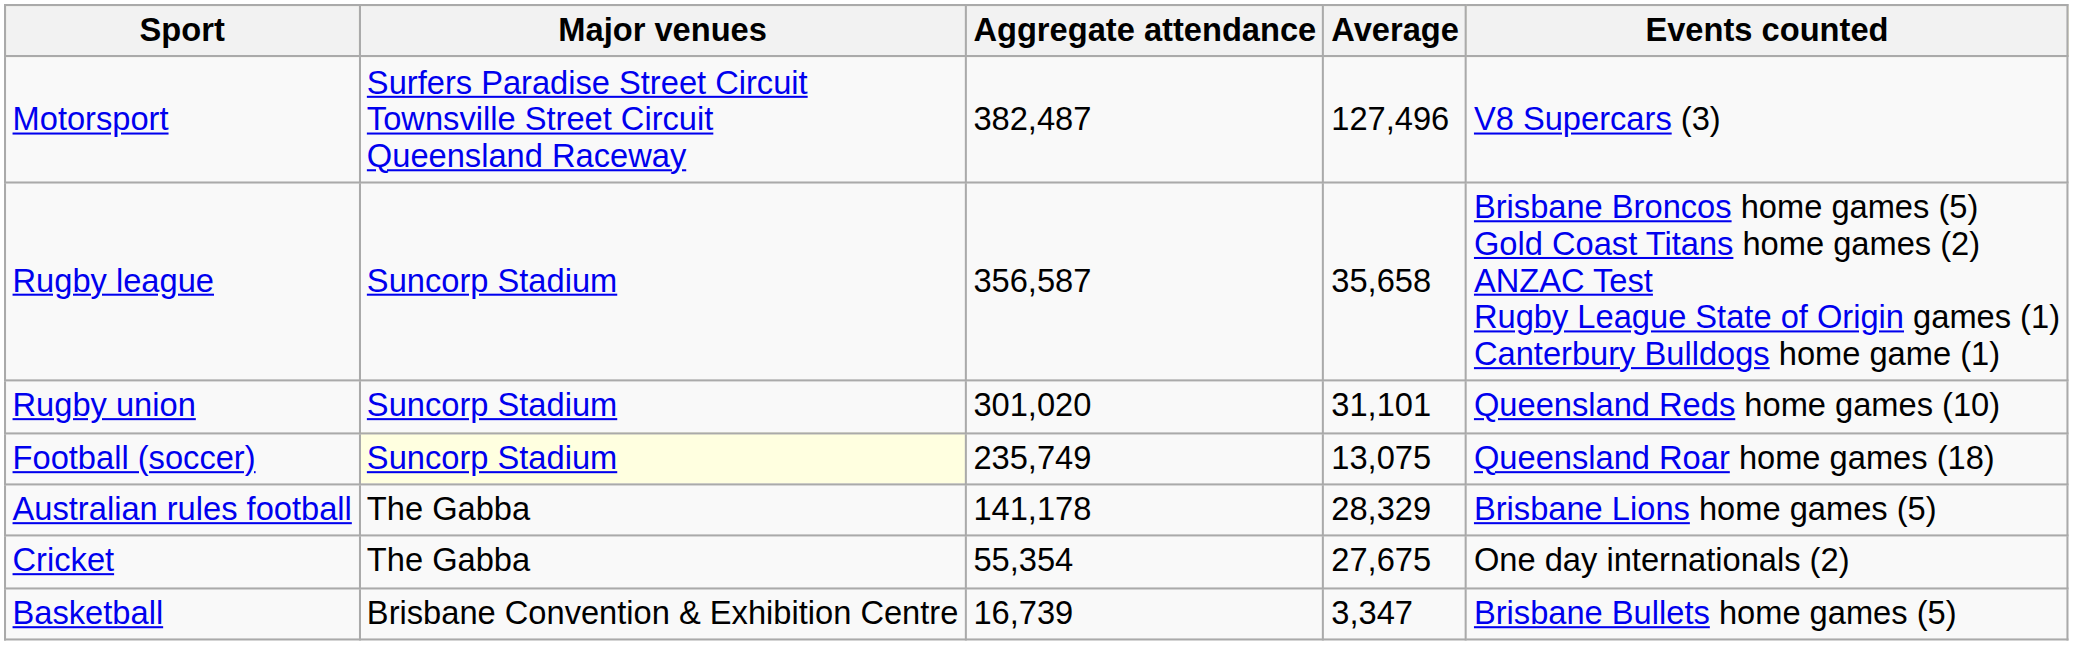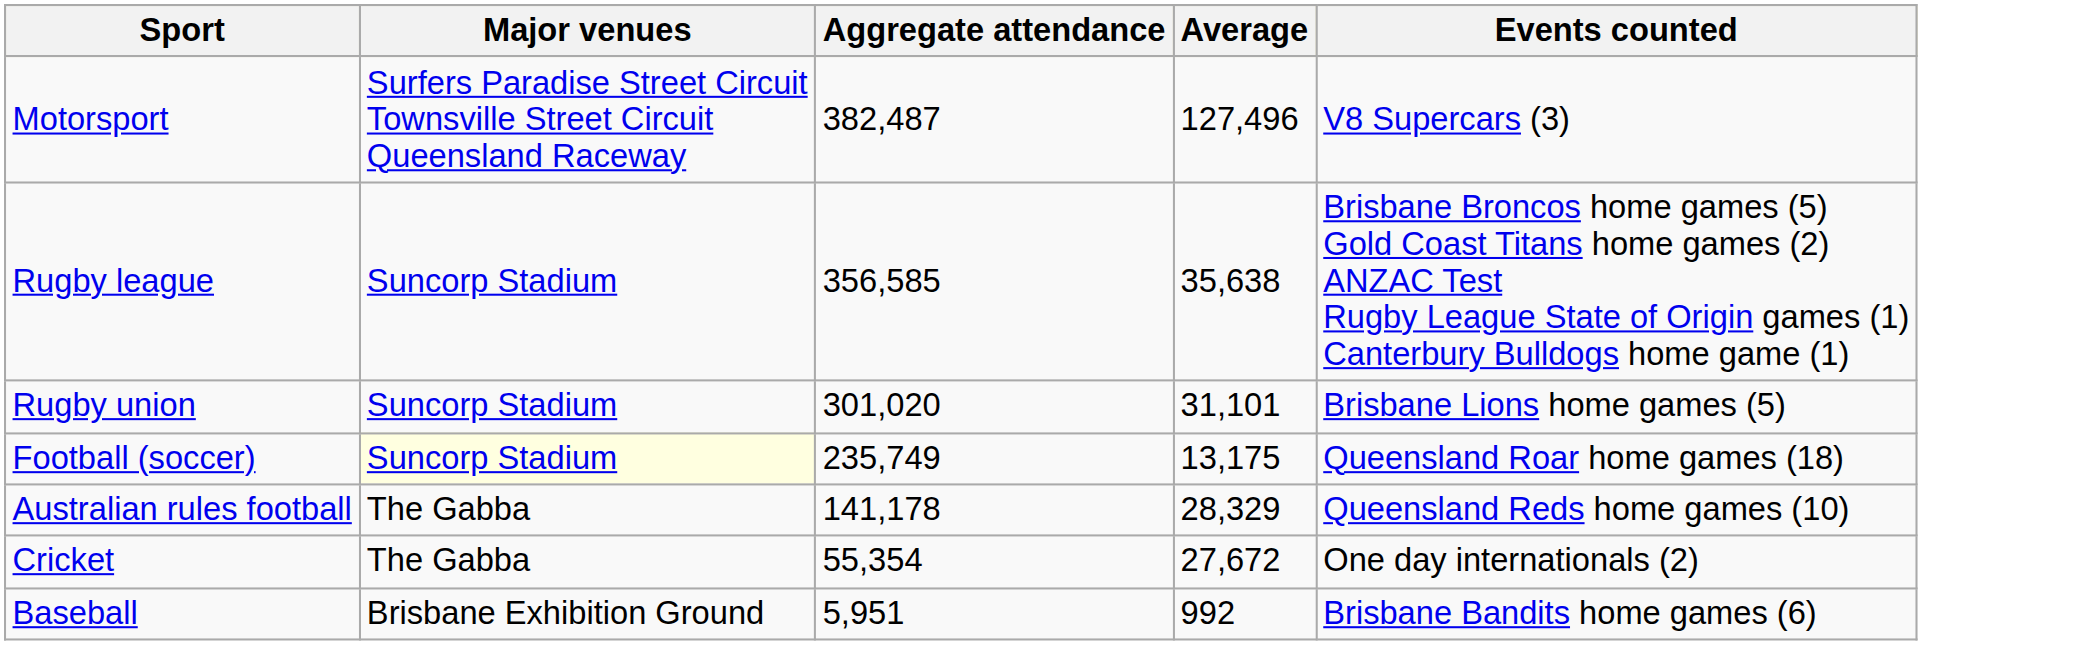(1032, 280) 356,587 -> (882, 280) 356,585
(1381, 280) 35,658 -> (1230, 280) 35,638
(1737, 405) Queensland Reds home games (10) -> (1555, 405) Brisbane Lions home games (5)
(1381, 457) 13,075 -> (1230, 457) 13,175
(1705, 509) Brisbane Lions home games (5) -> (1586, 509) Queensland Reds home games (10)
(1381, 561) 27,675 -> (1230, 561) 27,672
- row: (88, 613)
+ row: (75, 613)
